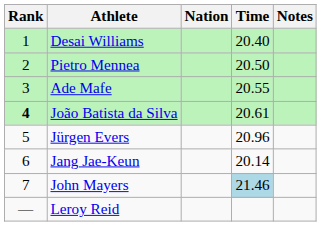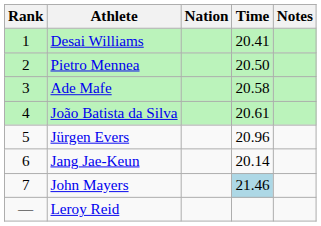(253, 40) 20.40 -> (253, 40) 20.41
(253, 88) 20.55 -> (253, 88) 20.58
(26, 112) bold -> (26, 112) normal
